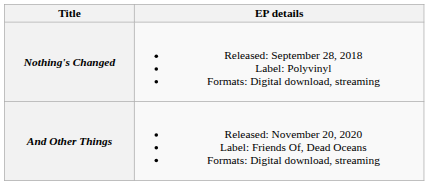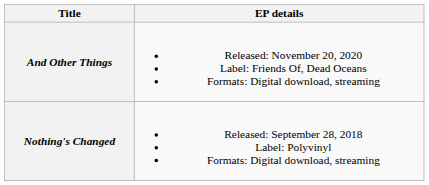rows swapped: (69, 62) <-> (69, 141)
